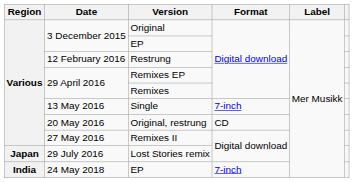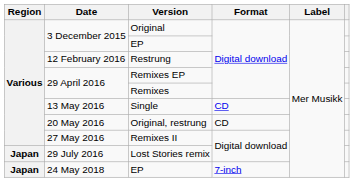(228, 106) 7-inch -> (222, 106) CD
(25, 169) India -> (25, 169) Japan
